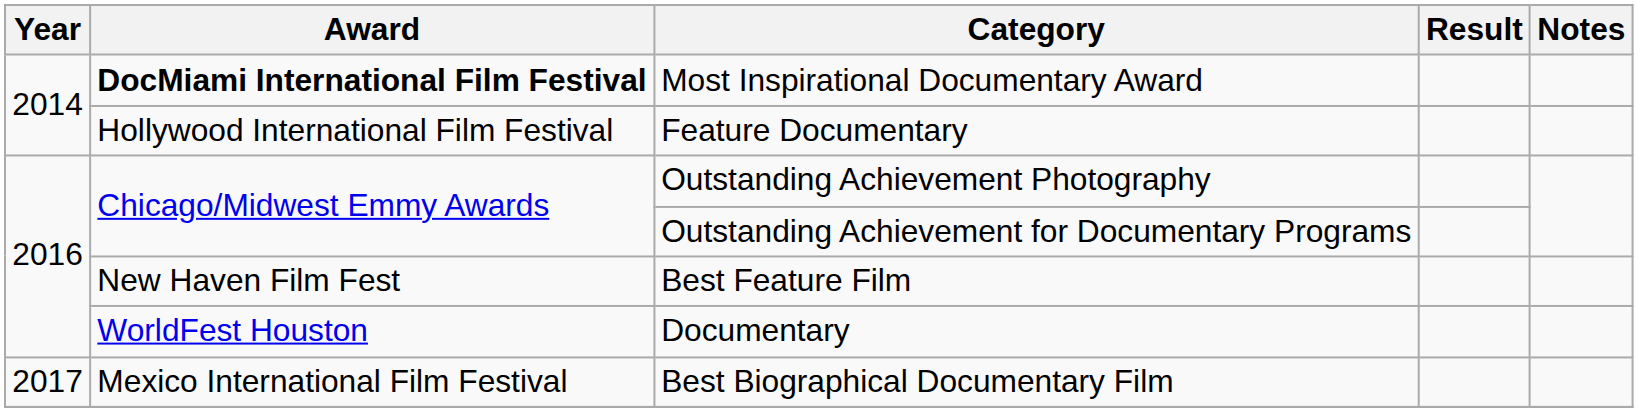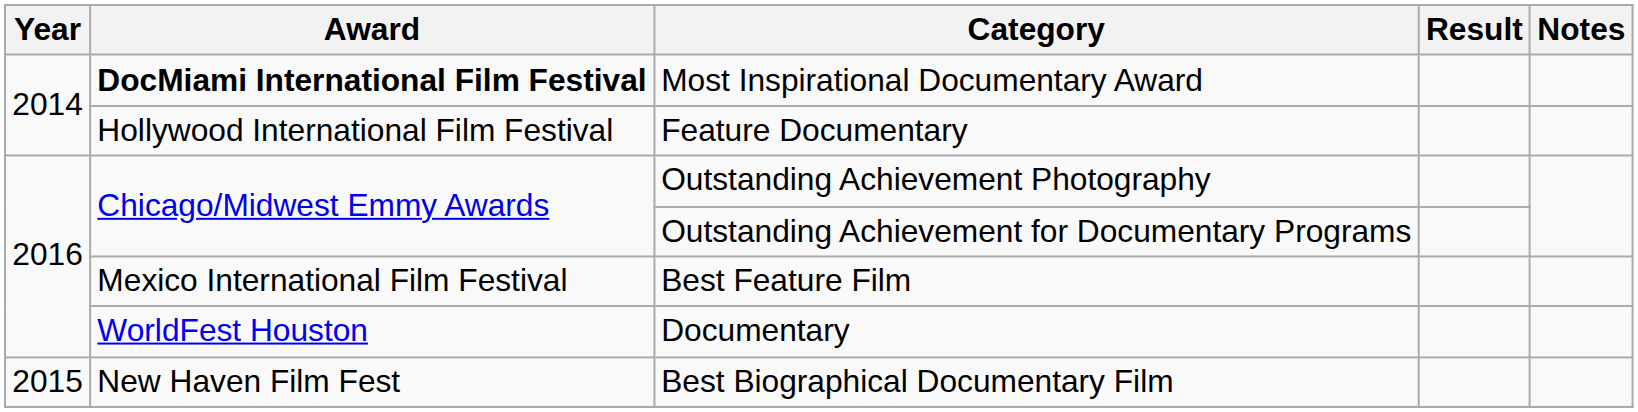(249, 280) New Haven Film Fest -> (332, 280) Mexico International Film Festival
(48, 381) 2017 -> (48, 381) 2015
(332, 381) Mexico International Film Festival -> (249, 381) New Haven Film Fest
